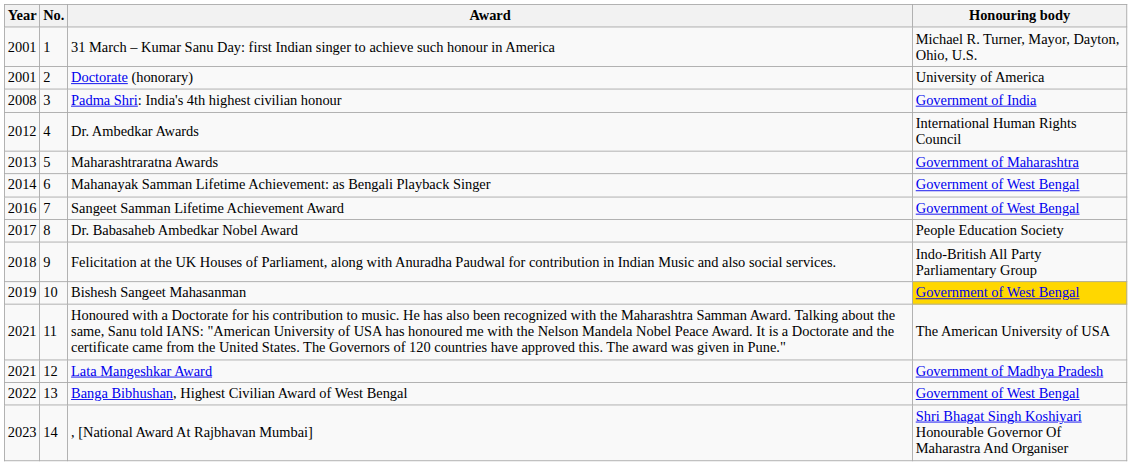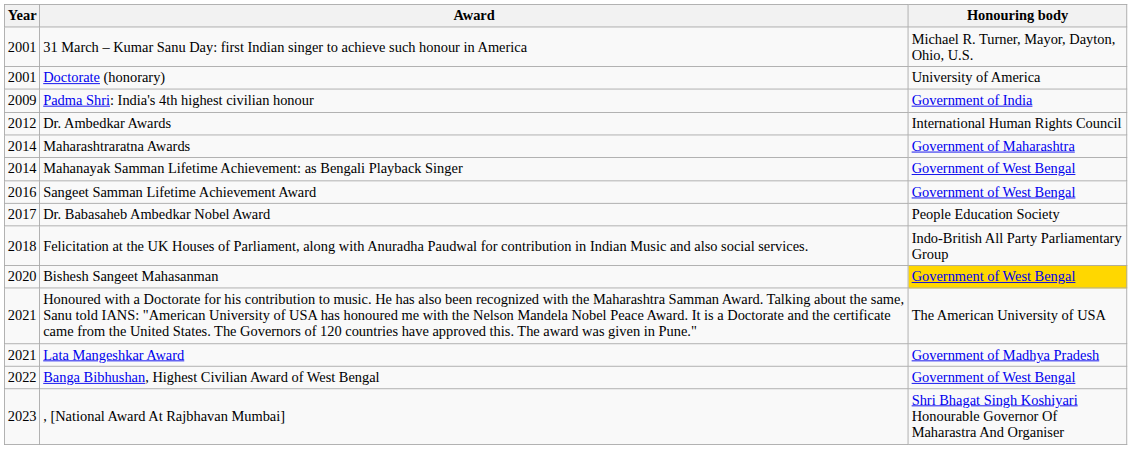- column: (54, 15)
(22, 100) 2008 -> (22, 100) 2009
(22, 162) 2013 -> (22, 146) 2014
(22, 292) 2019 -> (22, 276) 2020
